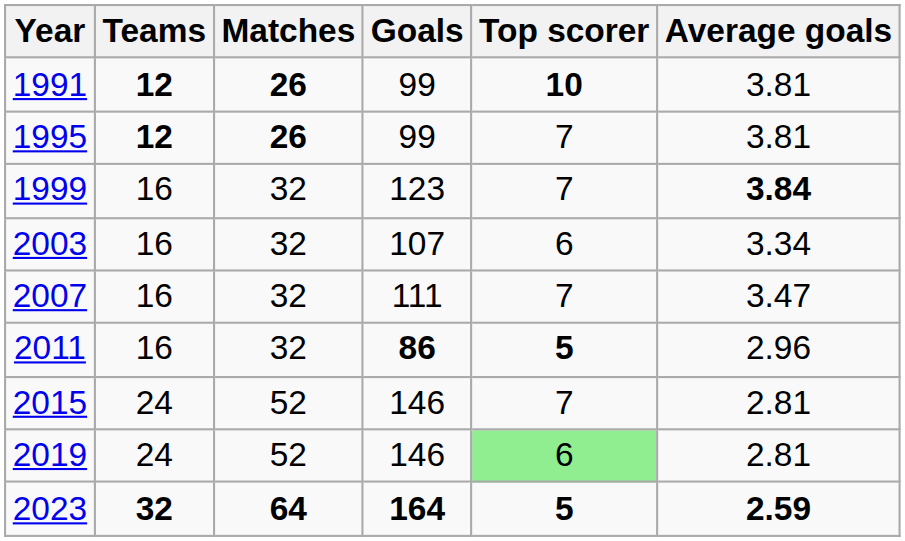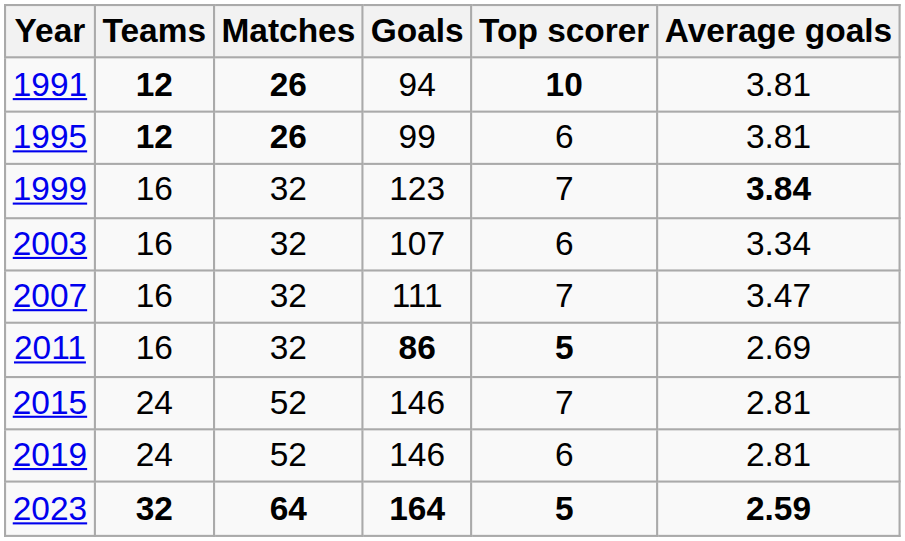(417, 84) 99 -> (417, 84) 94
(564, 137) 7 -> (564, 137) 6
(778, 349) 2.96 -> (778, 349) 2.69
(564, 455) lightgreen background -> (564, 455) no background
